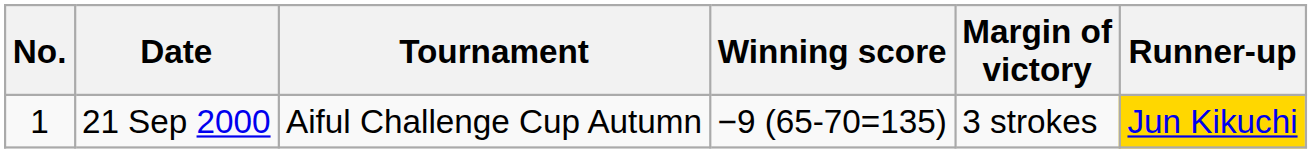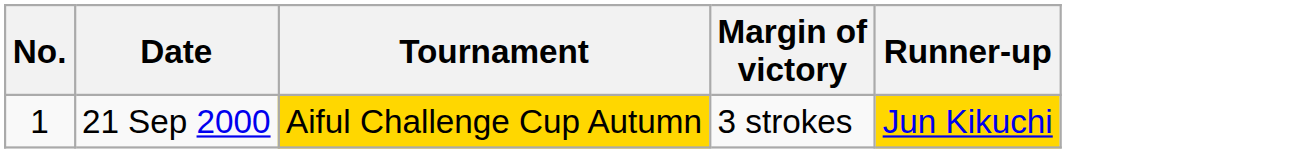- column: (832, 50)
(494, 122) no background -> (494, 122) gold background
